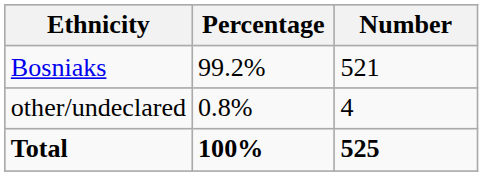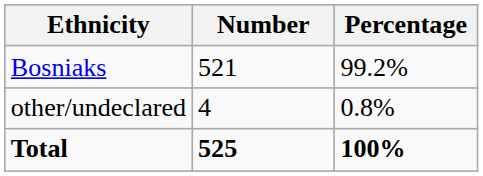columns swapped: (406, 25) <-> (263, 25)
